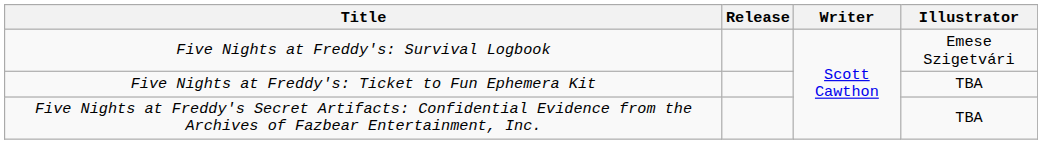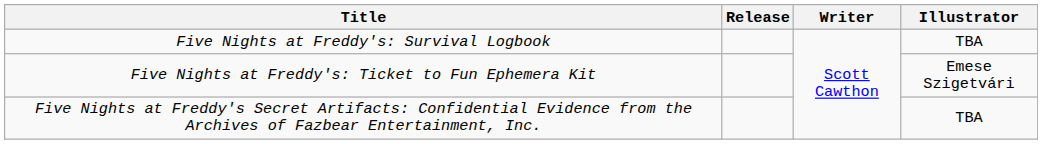(969, 51) Emese Szigetvári -> (969, 42) TBA
(969, 84) TBA -> (969, 75) Emese Szigetvári
